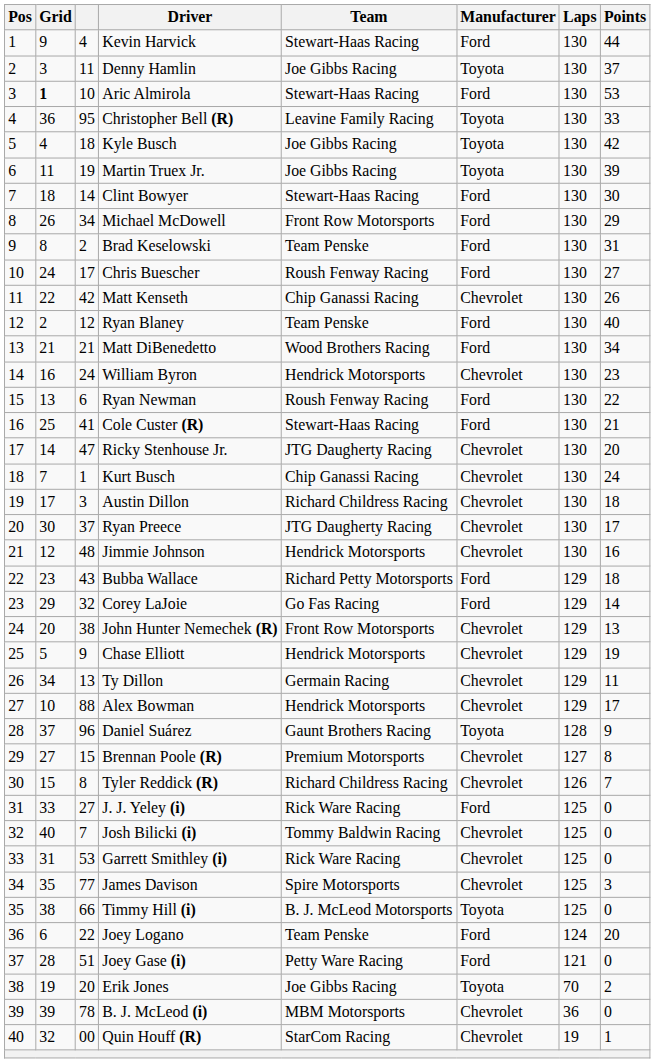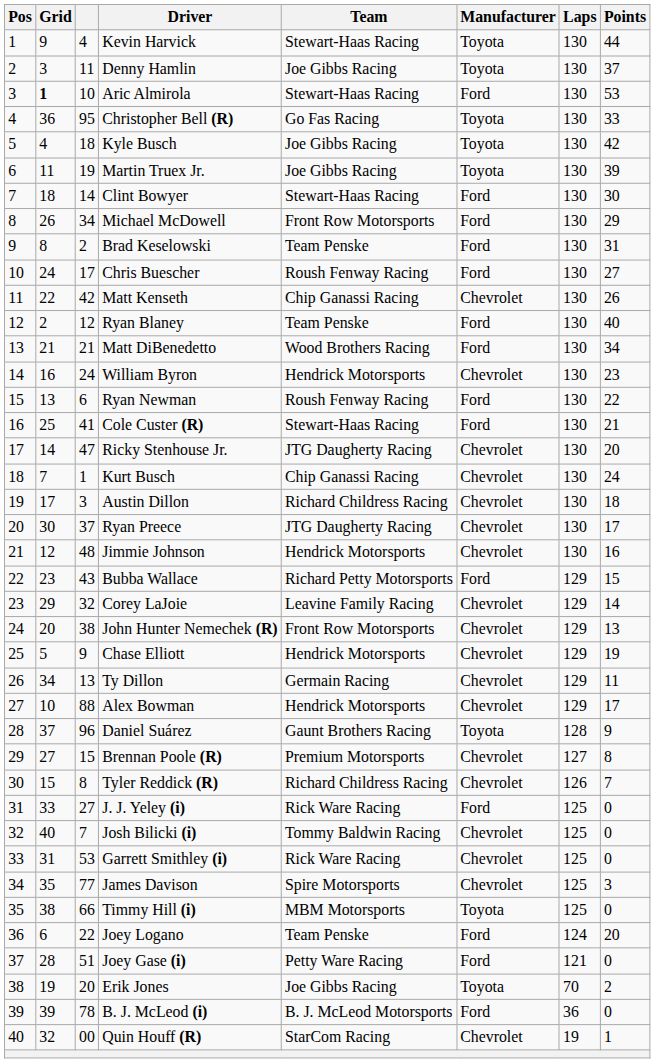(475, 42) Ford -> (482, 42) Toyota
(359, 118) Leavine Family Racing -> (332, 118) Go Fas Racing
(612, 577) 18 -> (612, 577) 15
(332, 603) Go Fas Racing -> (359, 603) Leavine Family Racing
(475, 603) Ford -> (491, 603) Chevrolet
(369, 909) B. J. McLeod Motorsports -> (345, 909) MBM Motorsports
(345, 1011) MBM Motorsports -> (369, 1011) B. J. McLeod Motorsports
(491, 1011) Chevrolet -> (475, 1011) Ford
